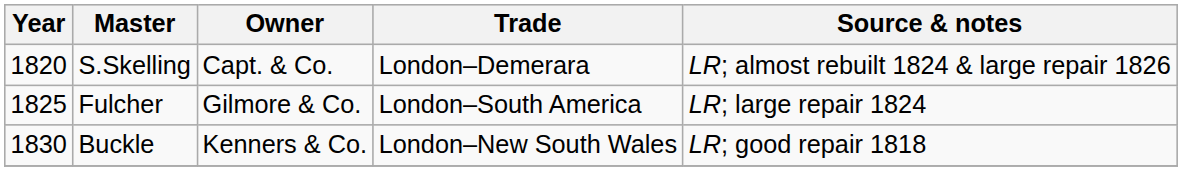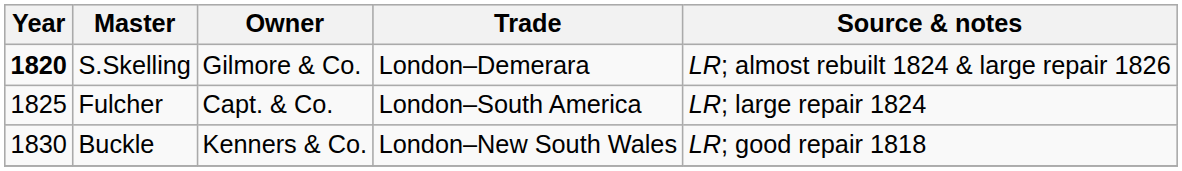(39, 64) normal -> (39, 64) bold
(268, 64) Capt. & Co. -> (282, 64) Gilmore & Co.
(282, 104) Gilmore & Co. -> (268, 104) Capt. & Co.
